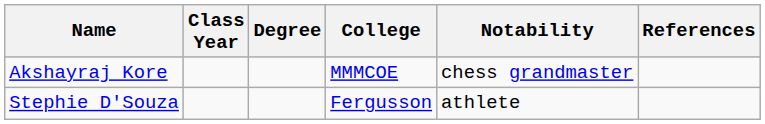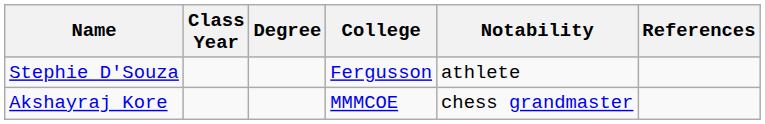rows swapped: (88, 73) <-> (94, 103)
